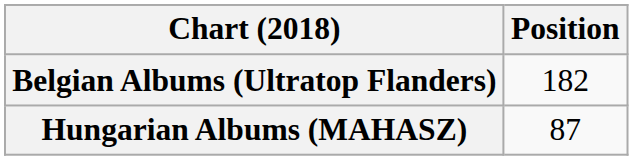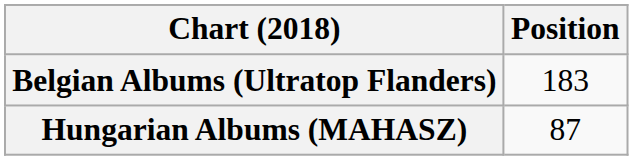(565, 79) 182 -> (565, 79) 183
